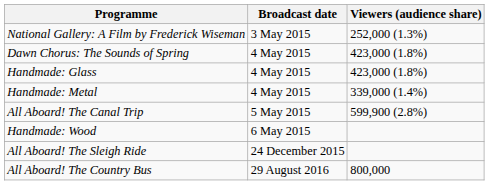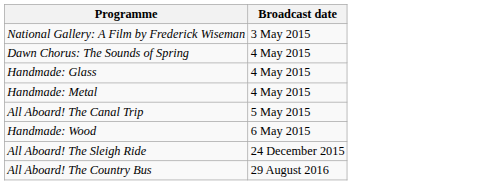- column: (416, 14)
